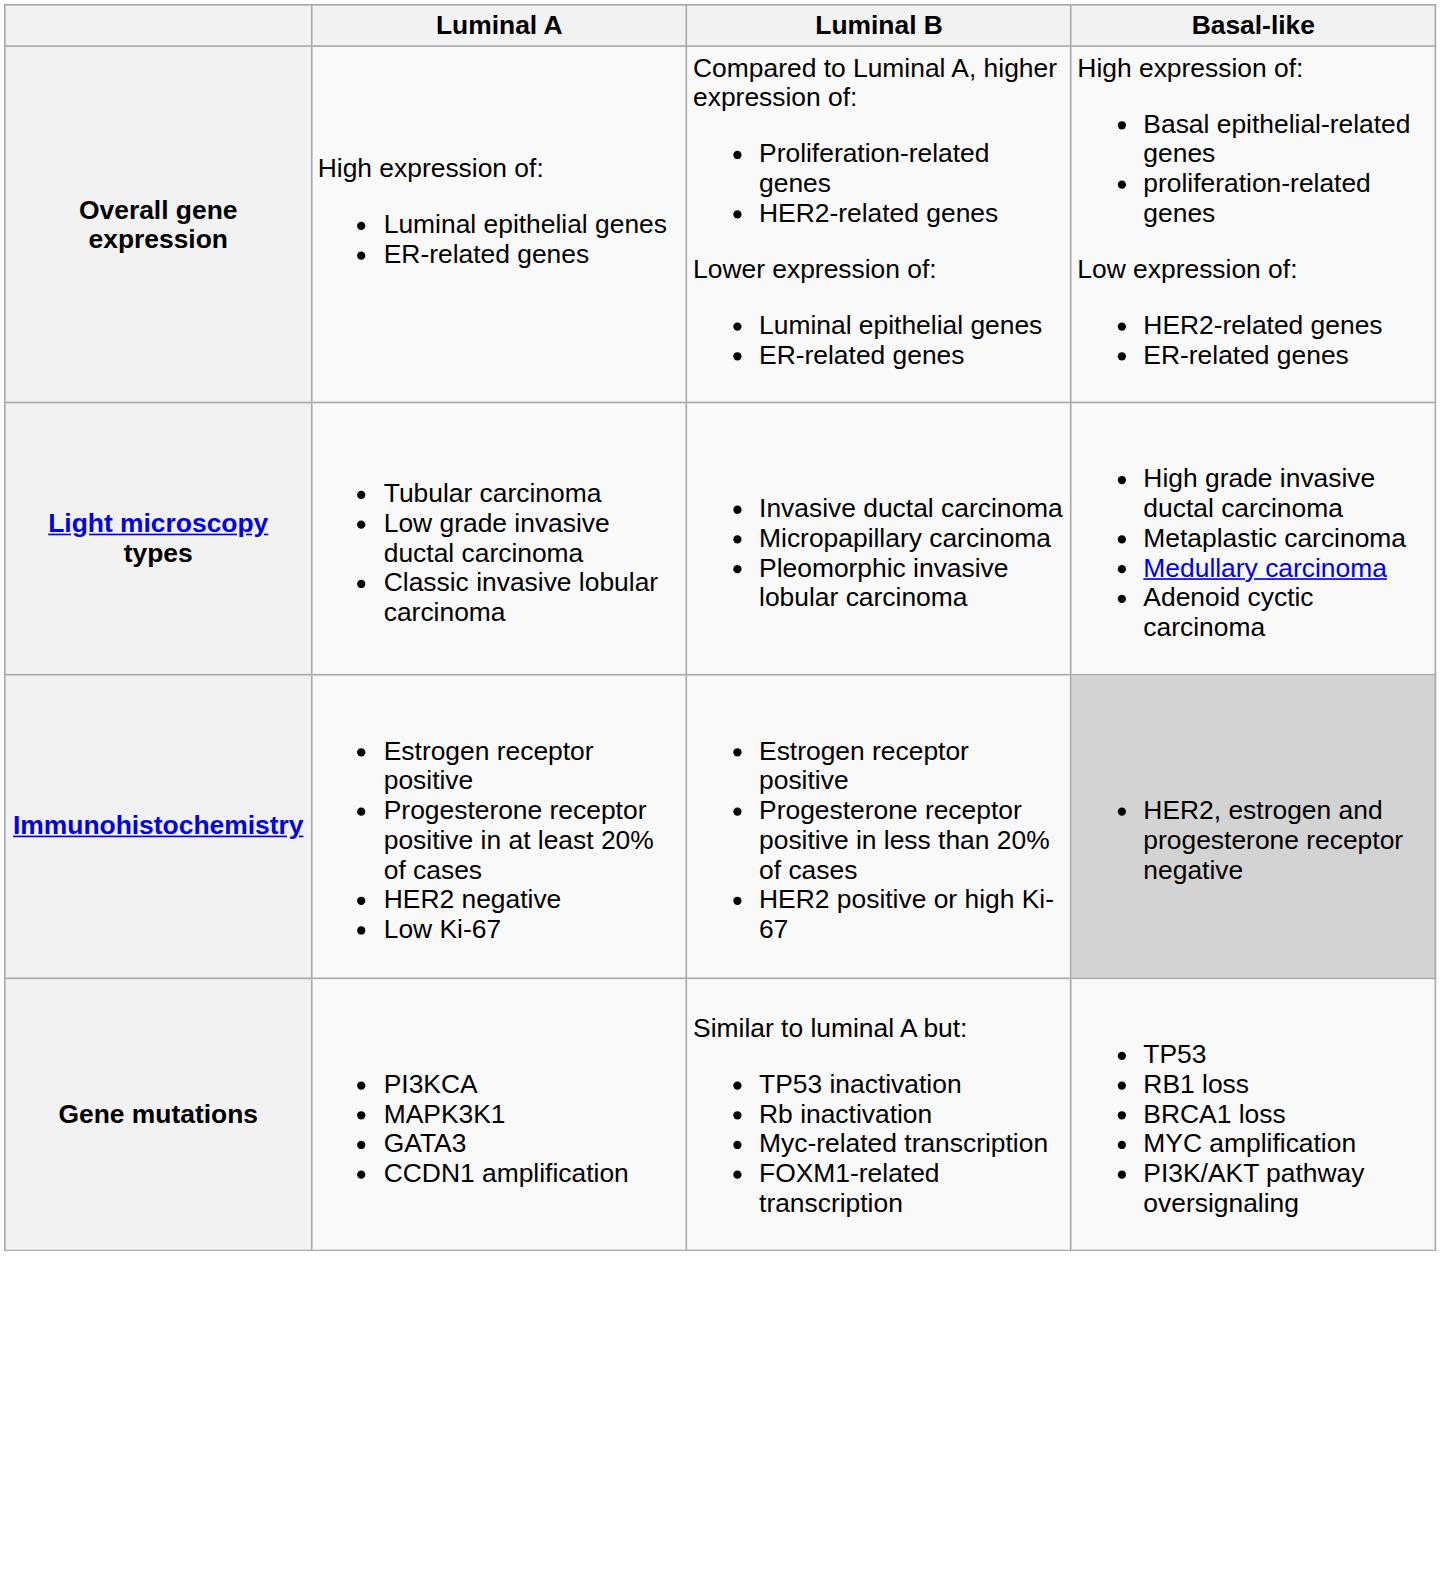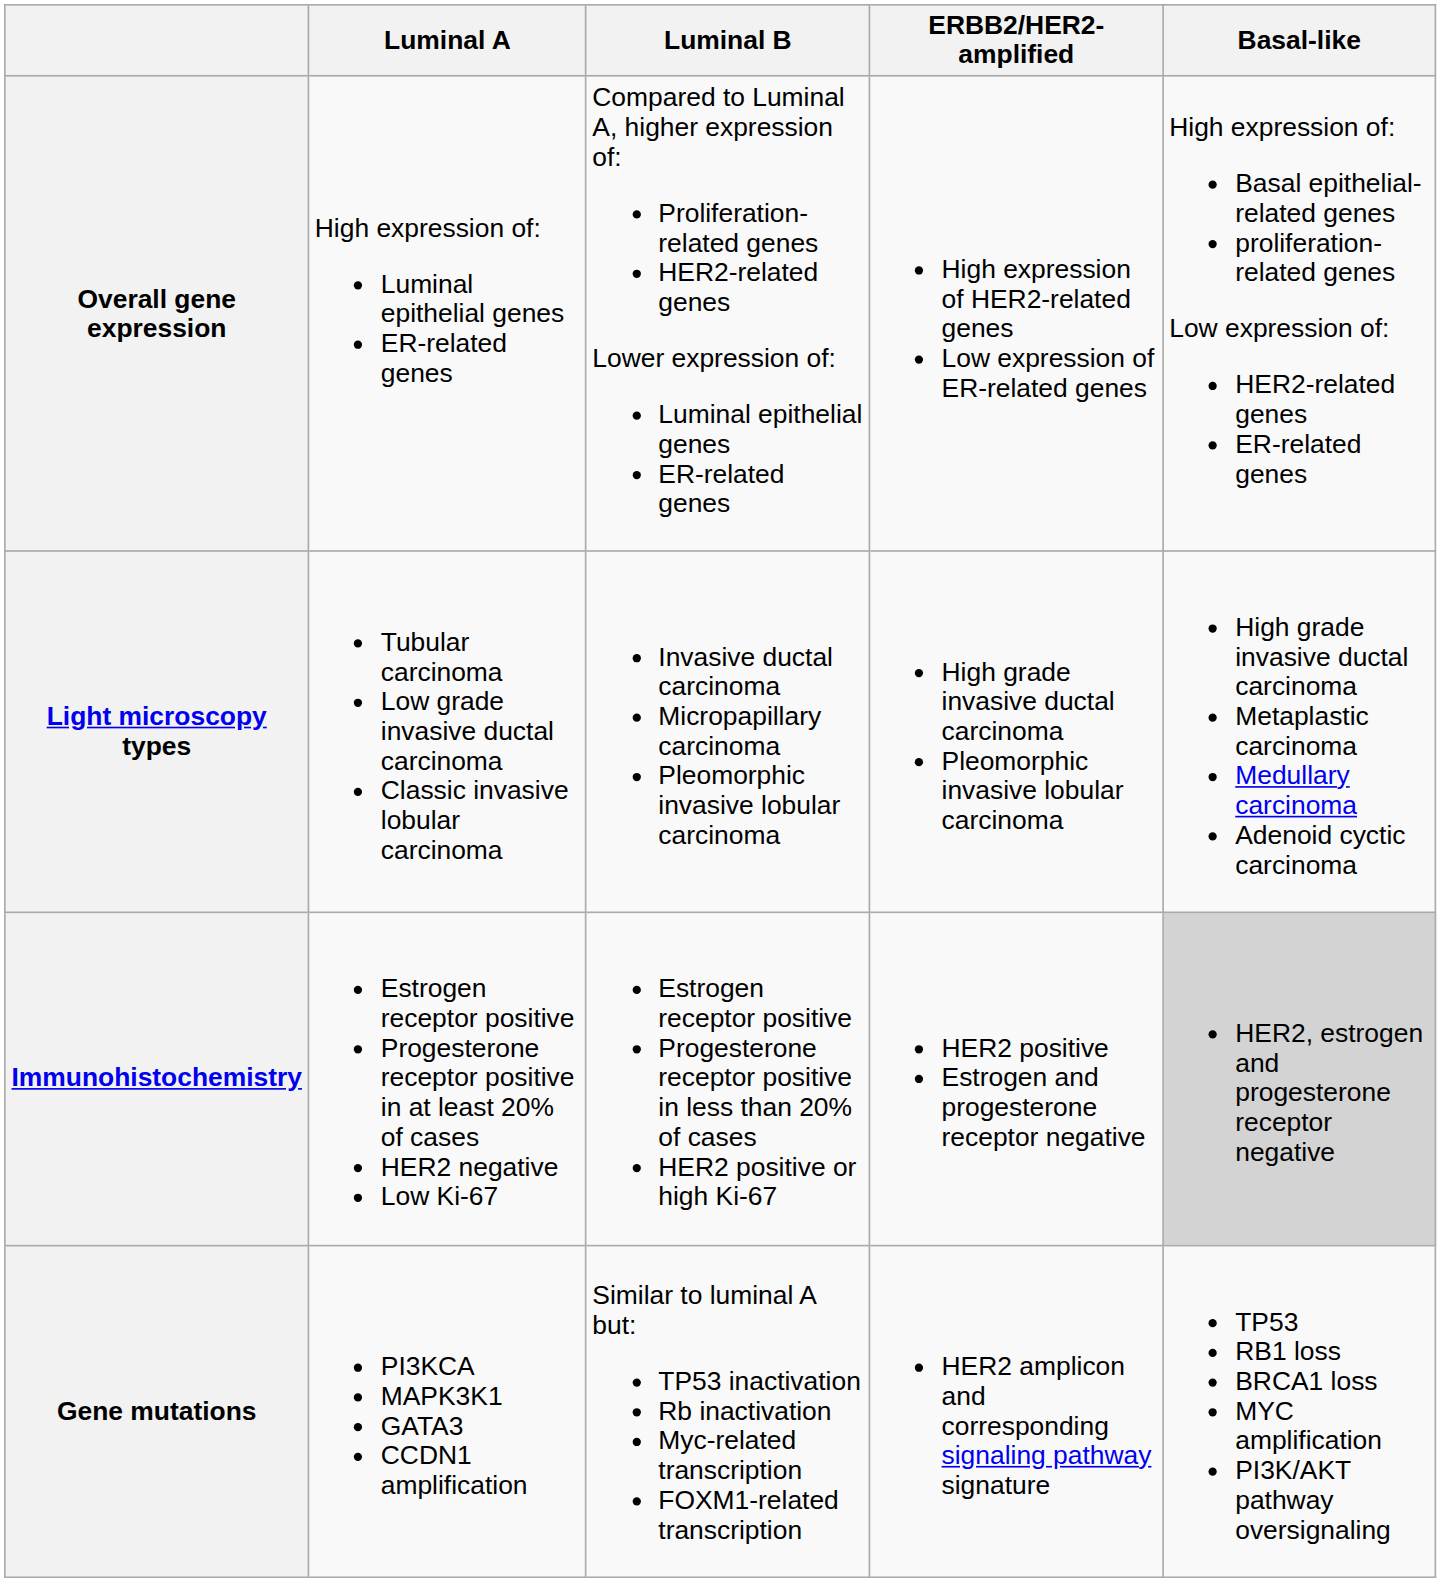+ column: (1016, 40)
